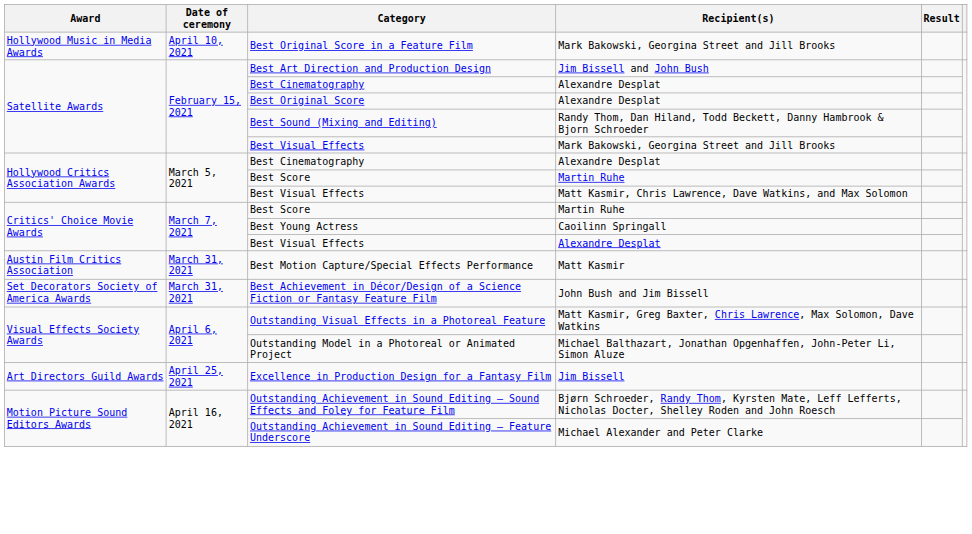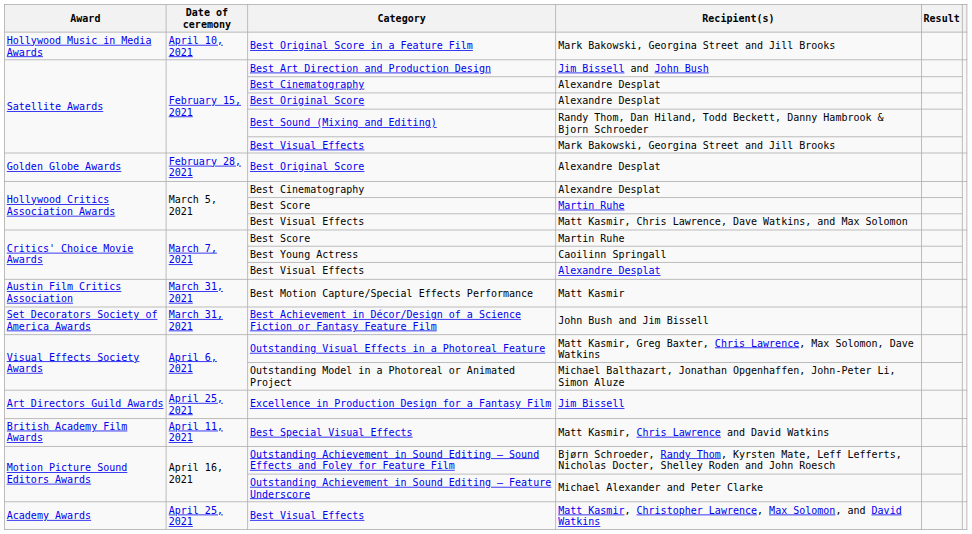+ row: (64, 167)
+ row: (67, 432)
+ row: (49, 516)
